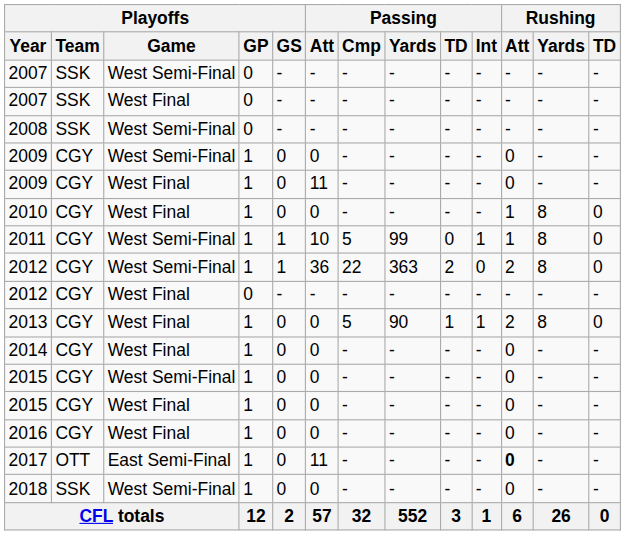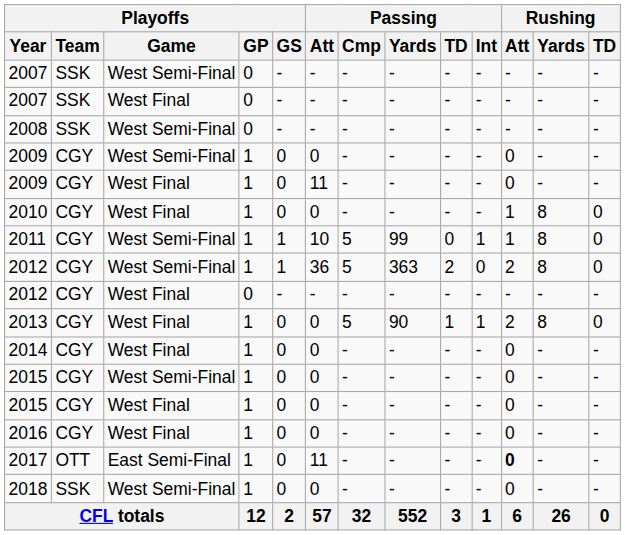(352, 267) 22 -> (347, 267) 5
